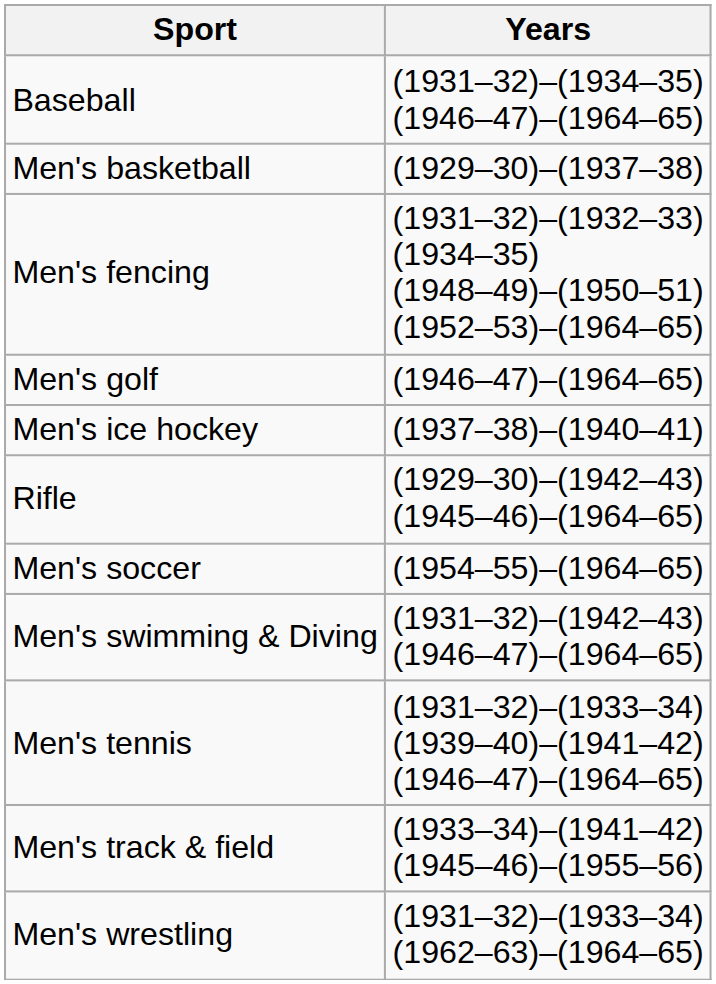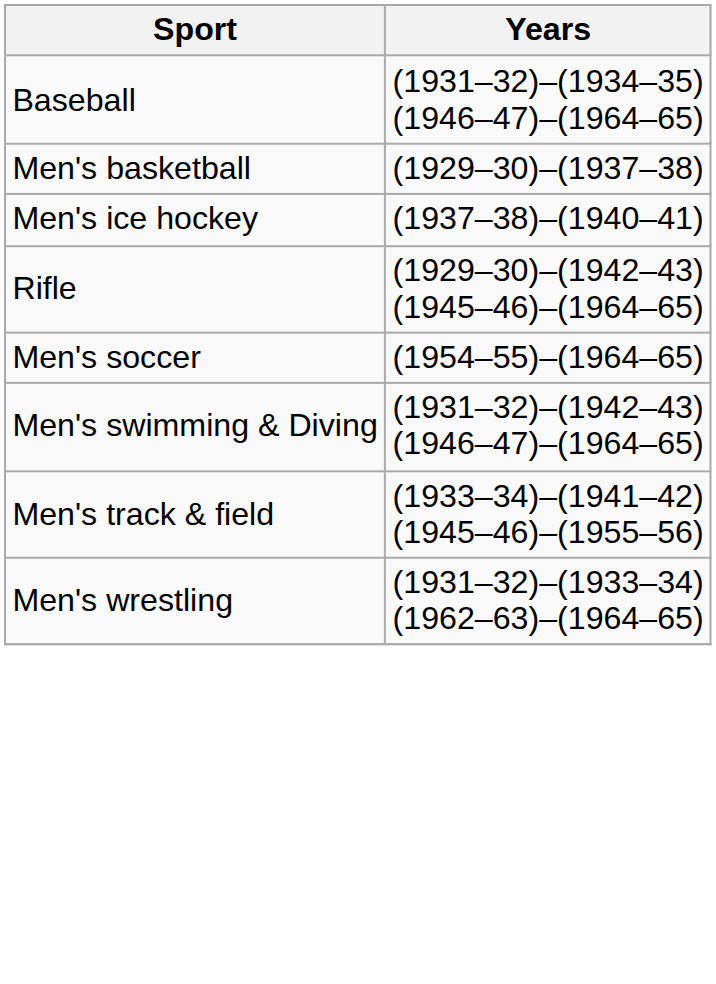- row: (111, 273)
- row: (85, 378)
- row: (102, 742)
